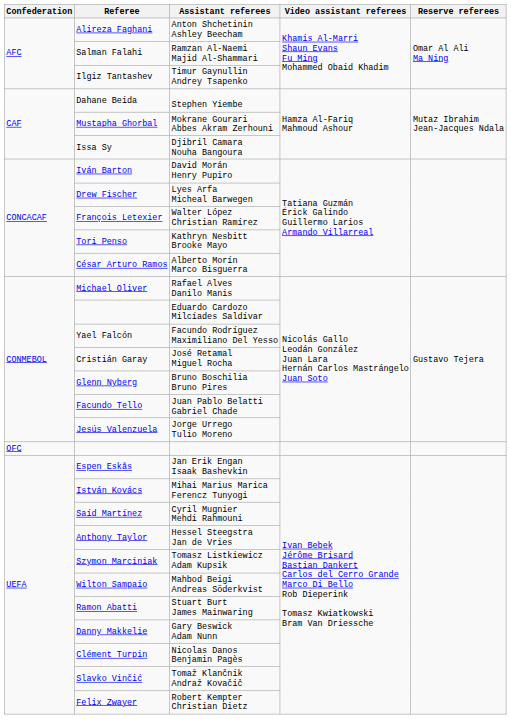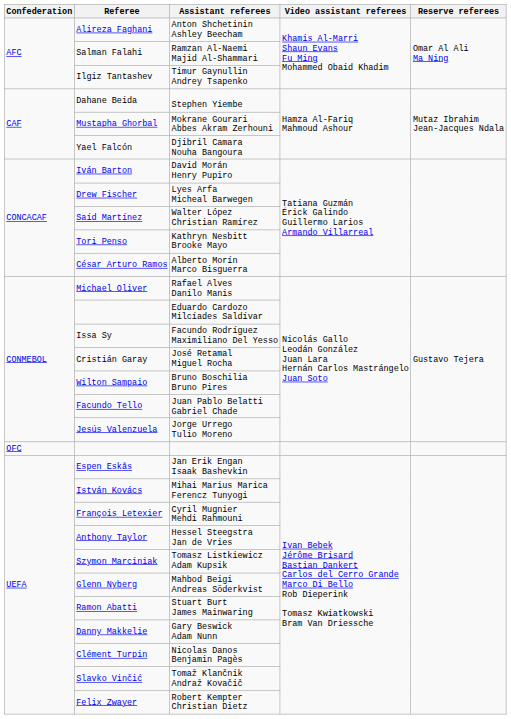(94, 147) Issa Sy -> (104, 147) Yael Falcón
(119, 218) François Letexier -> (109, 218) Saíd Martínez
(104, 336) Yael Falcón -> (94, 336) Issa Sy
(107, 383) Glenn Nyberg -> (112, 383) Wilton Sampaio
(109, 514) Saíd Martínez -> (119, 514) François Letexier
(112, 585) Wilton Sampaio -> (107, 585) Glenn Nyberg
